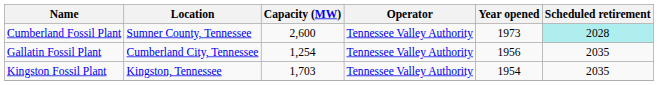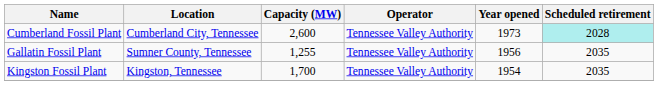(189, 33) Sumner County, Tennessee -> (193, 33) Cumberland City, Tennessee
(193, 52) Cumberland City, Tennessee -> (189, 52) Sumner County, Tennessee
(302, 52) 1,254 -> (302, 52) 1,255
(302, 71) 1,703 -> (302, 71) 1,700
